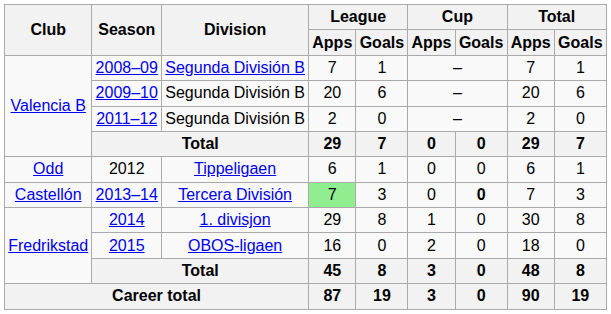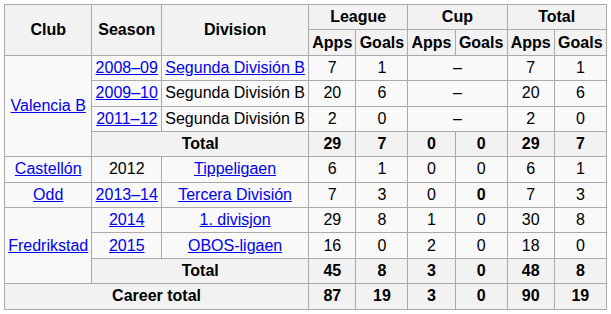(48, 169) Odd -> (48, 169) Castellón
(48, 194) Castellón -> (48, 194) Odd
(332, 194) lightgreen background -> (332, 194) no background
